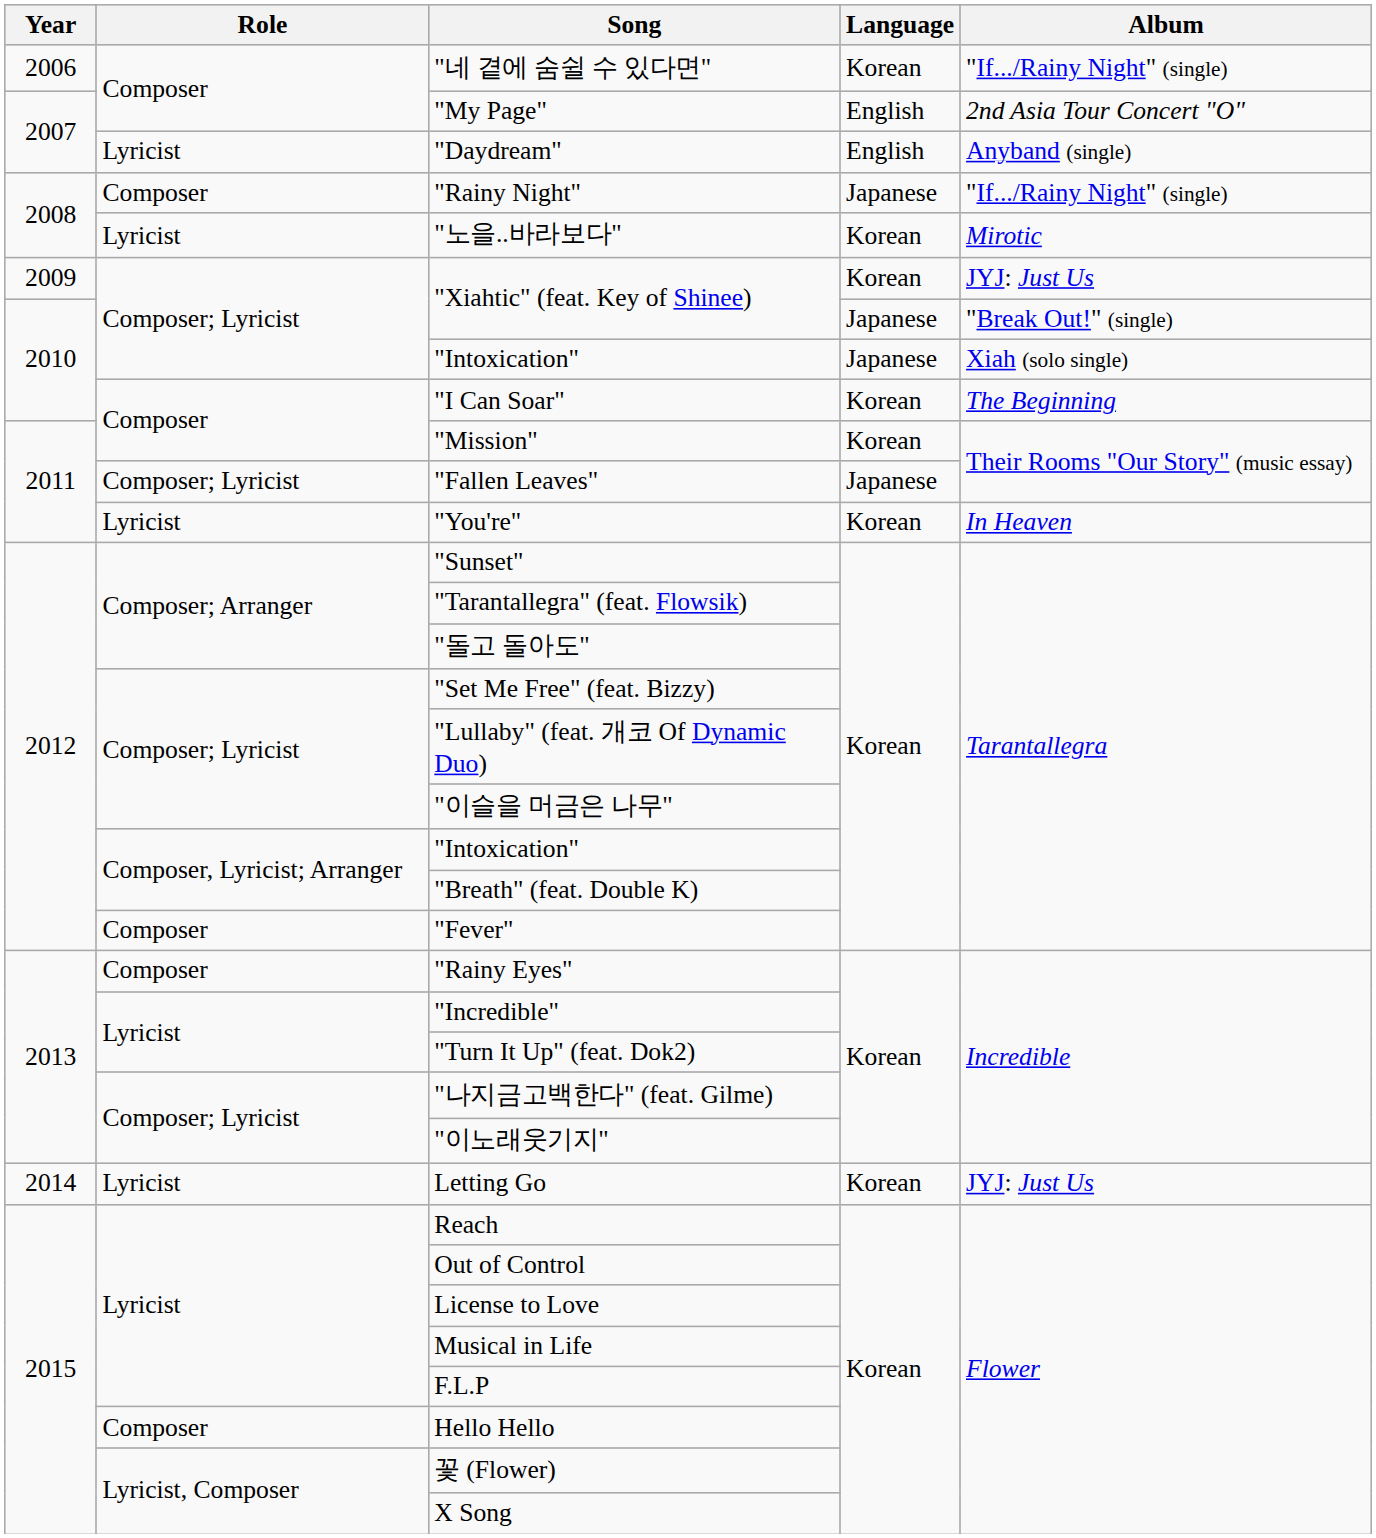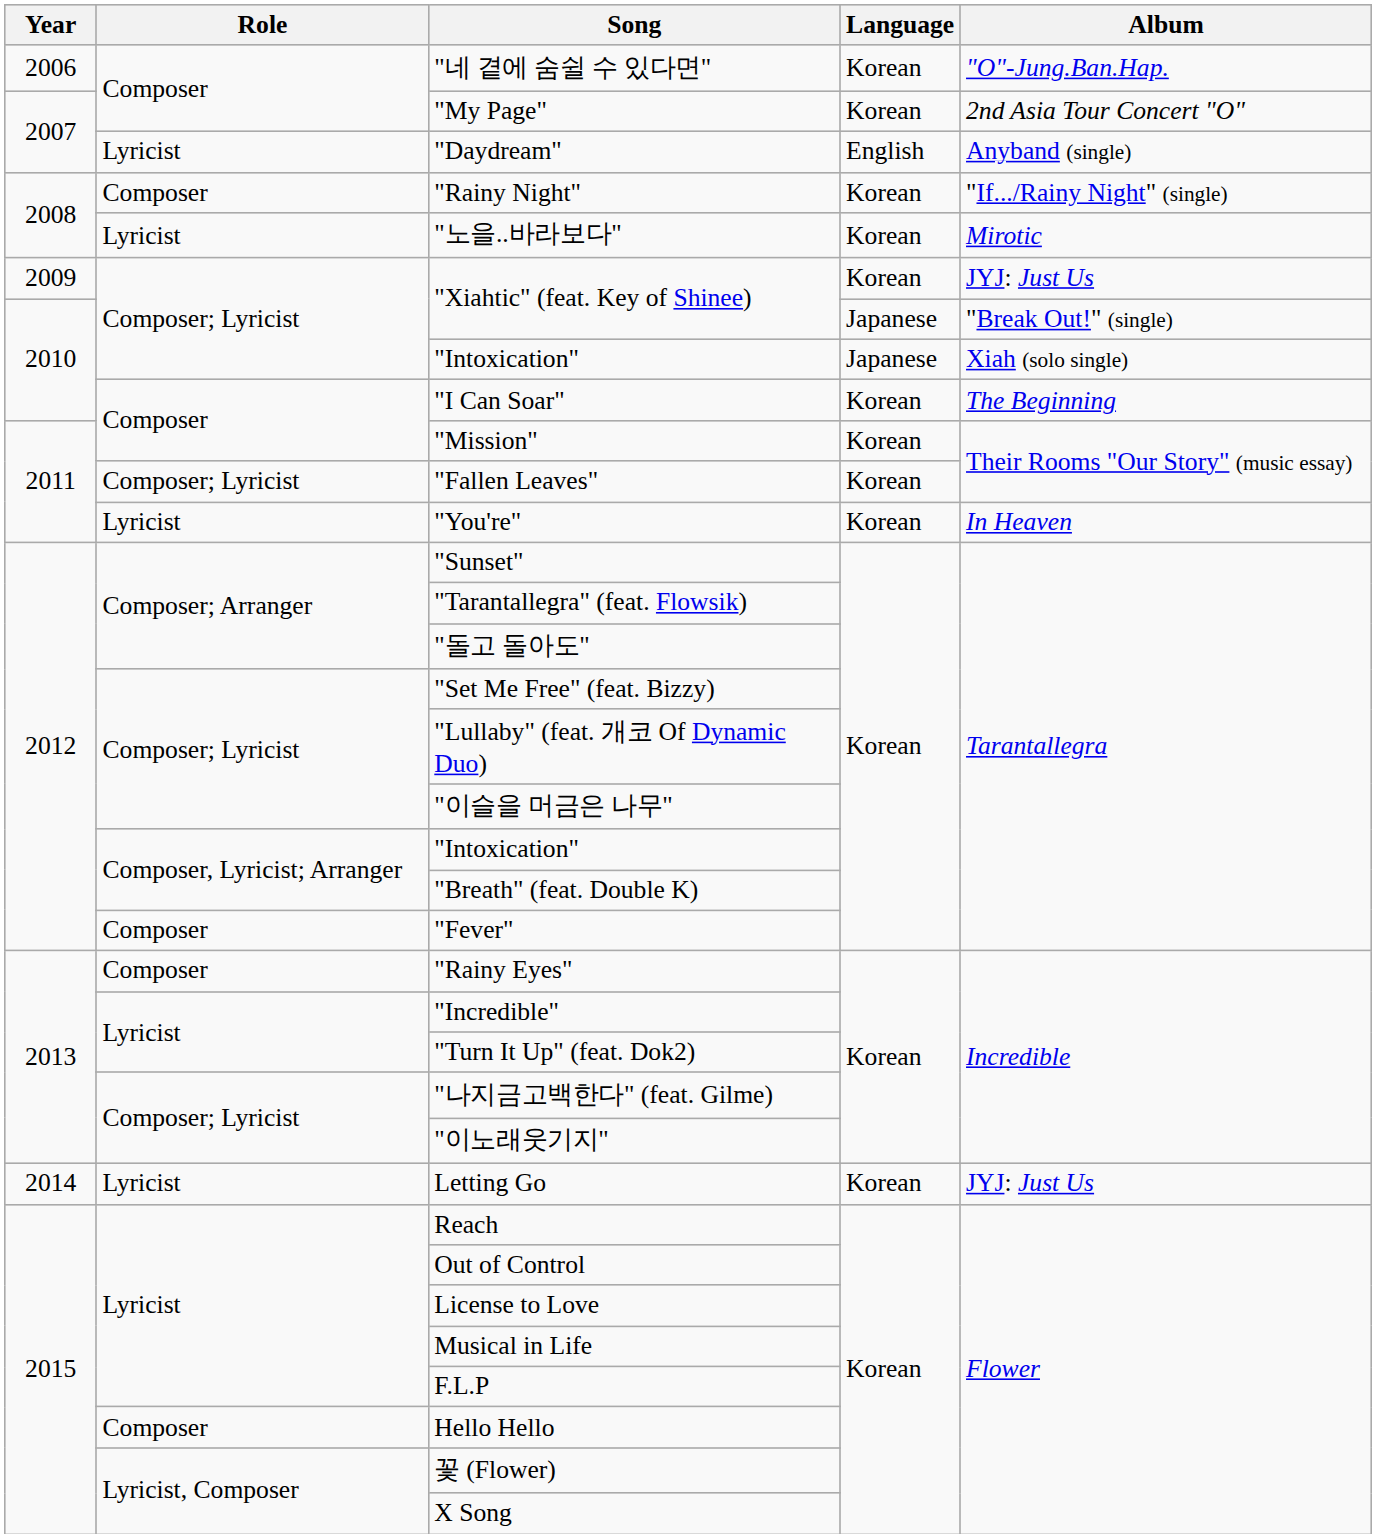(1097, 67) "If.../Rainy Night" (single) -> (1067, 67) "O"-Jung.Ban.Hap.
(885, 110) English -> (884, 110) Korean
(892, 192) Japanese -> (884, 192) Korean
(892, 480) Japanese -> (884, 480) Korean
